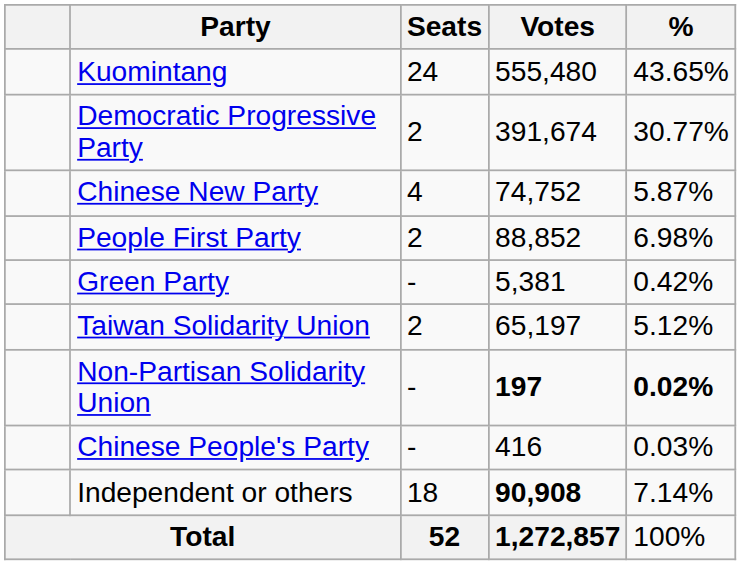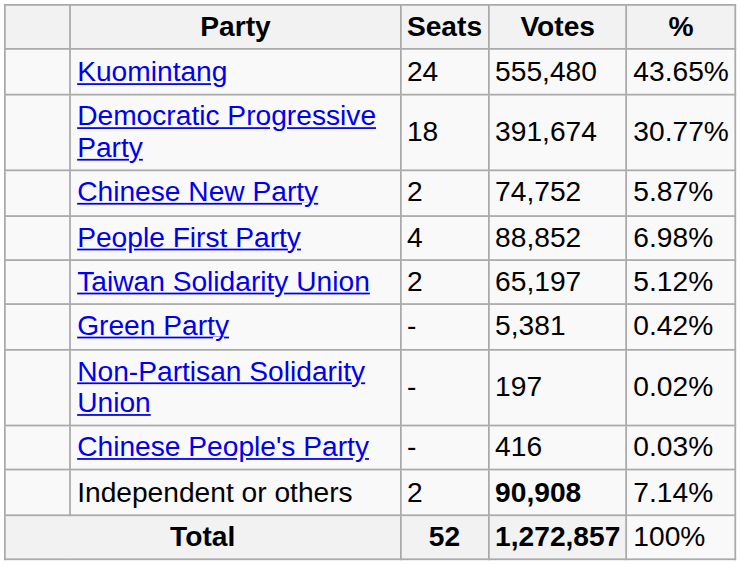(415, 131) 2 -> (423, 131) 18
(415, 192) 4 -> (415, 192) 2
(415, 237) 2 -> (415, 237) 4
rows swapped: (224, 326) <-> (153, 281)
(519, 386) bold -> (519, 386) normal
(673, 386) bold -> (673, 386) normal
(423, 492) 18 -> (415, 492) 2
